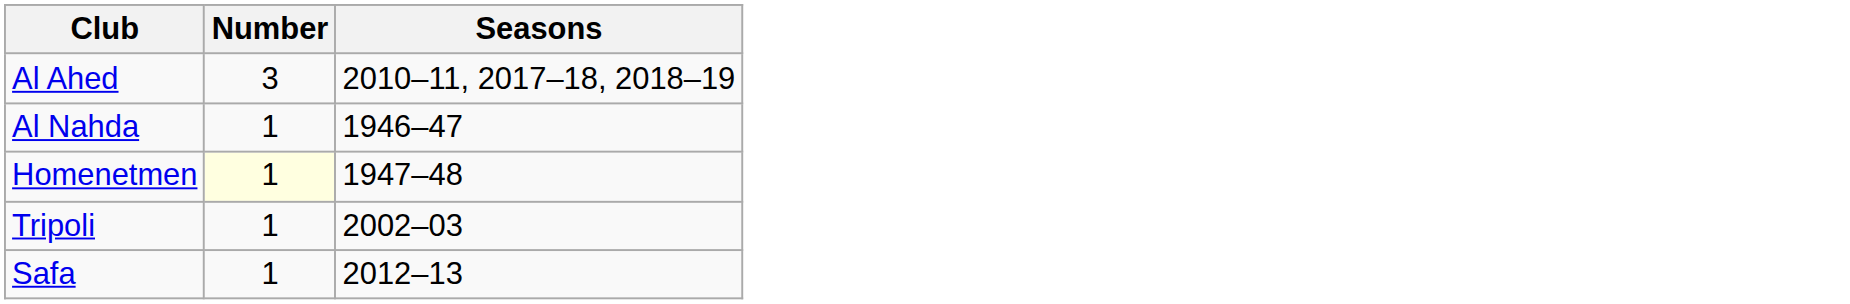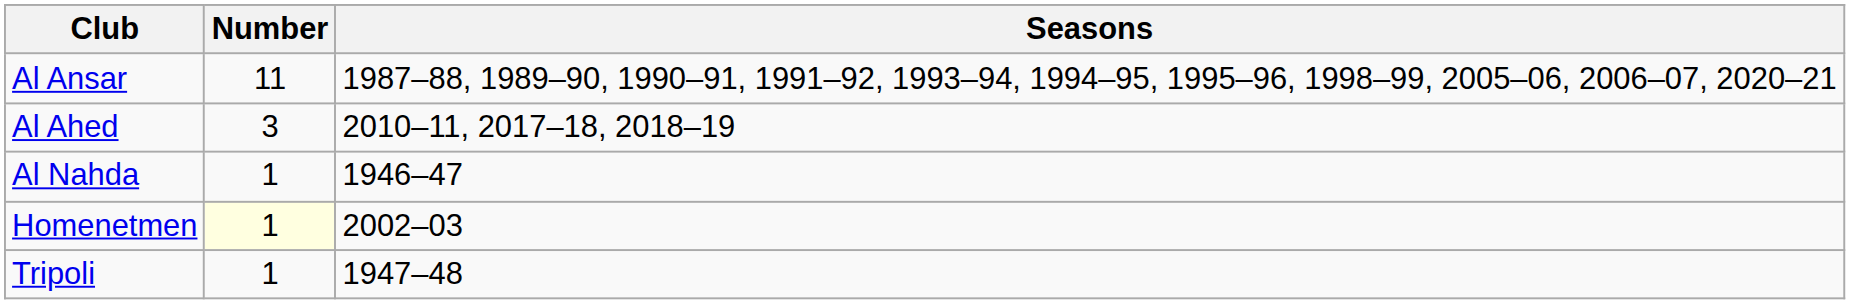+ row: (70, 77)
(403, 175) 1947–48 -> (403, 224) 2002–03
(403, 224) 2002–03 -> (403, 273) 1947–48
- row: (44, 273)
